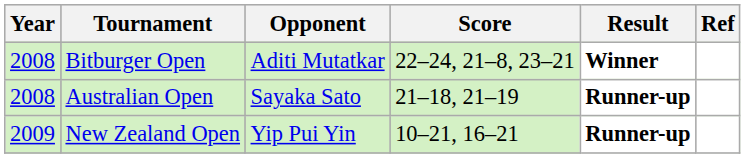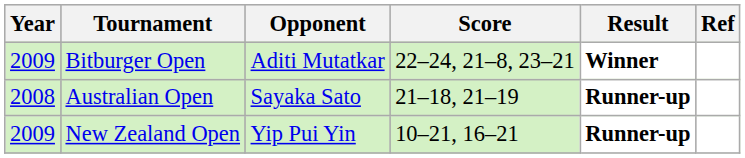(32, 60) 2008 -> (32, 60) 2009
